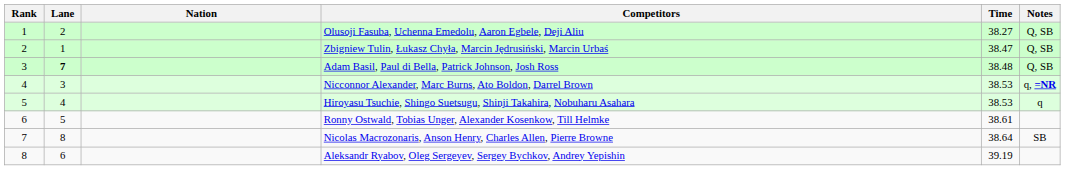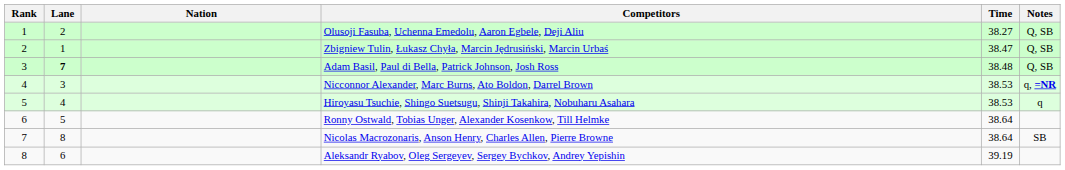(1000, 120) 38.61 -> (1000, 120) 38.64
